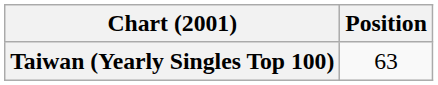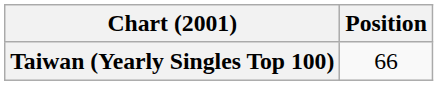(386, 60) 63 -> (386, 60) 66
